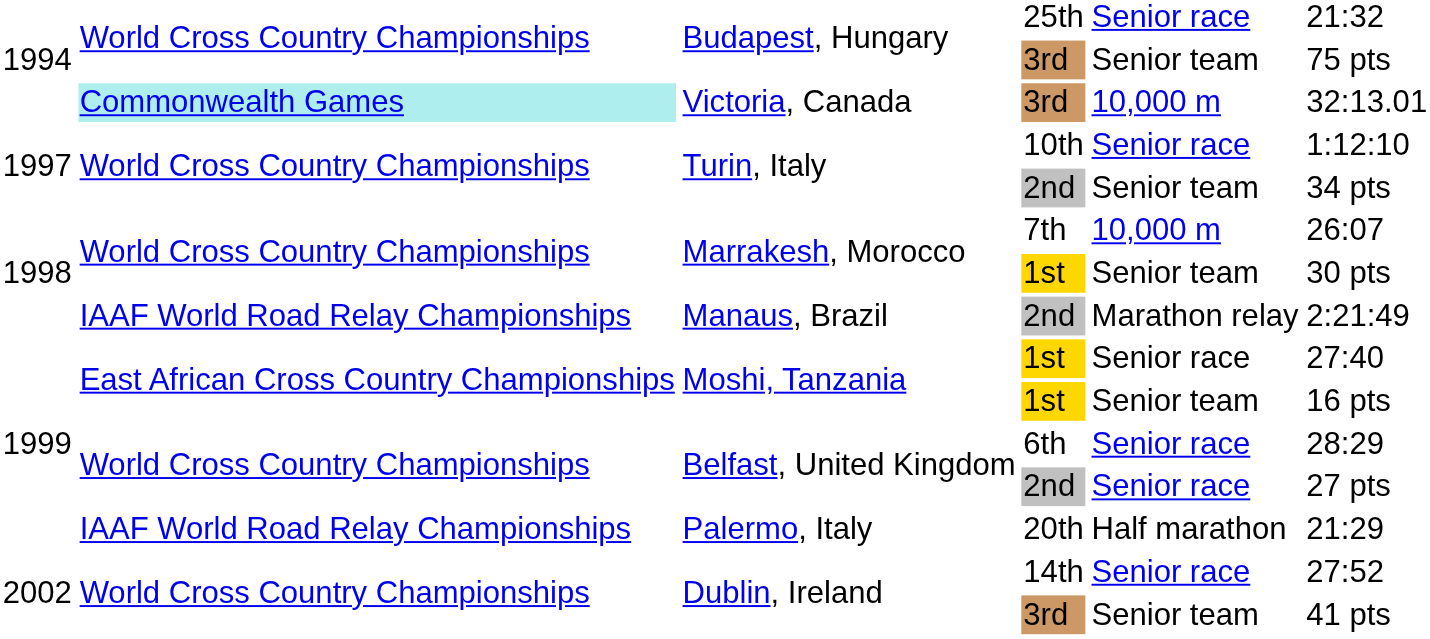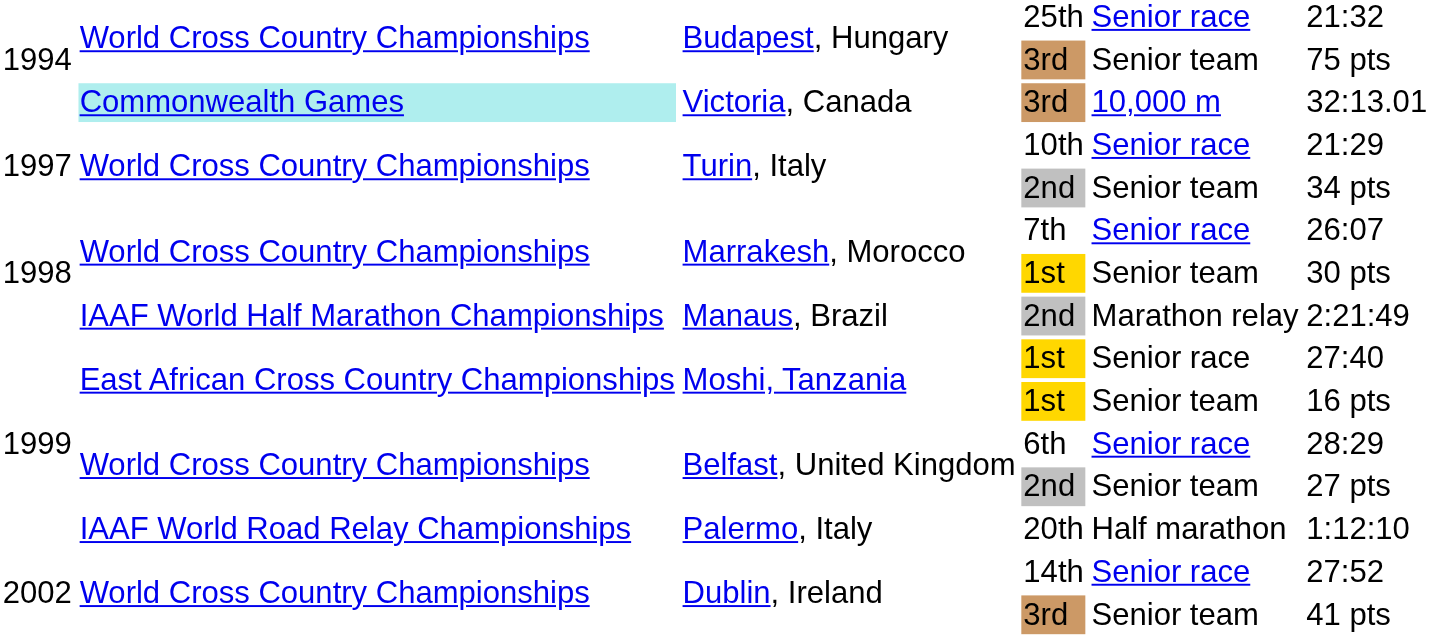(1358, 144) 1:12:10 -> (1345, 144) 21:29
(1156, 230) 10,000 m -> (1171, 230) Senior race
(355, 315) IAAF World Road Relay Championships -> (372, 315) IAAF World Half Marathon Championships
(1171, 486) Senior race -> (1175, 486) Senior team
(1345, 528) 21:29 -> (1358, 528) 1:12:10
